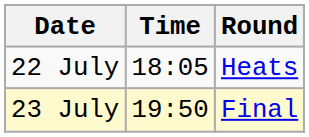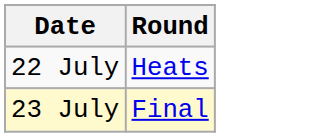- column: (170, 26)
